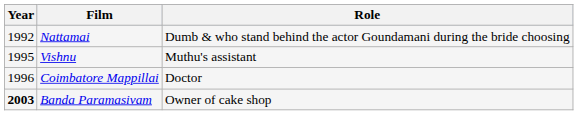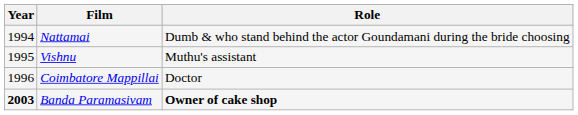(21, 36) 1992 -> (21, 36) 1994
(218, 99) normal -> (221, 99) bold
